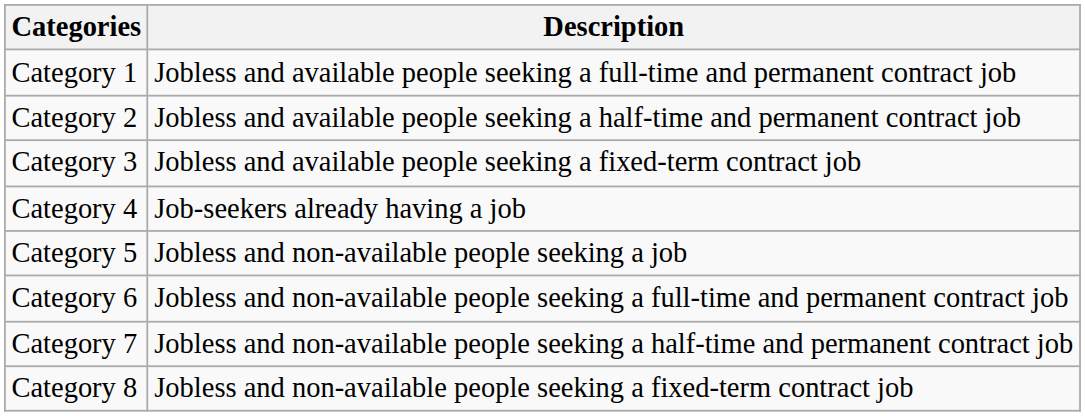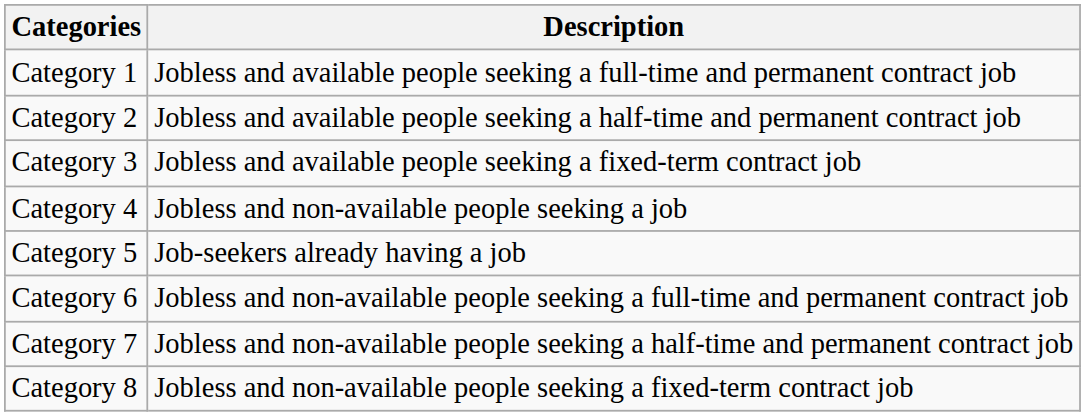(340, 207) Job-seekers already having a job -> (421, 207) Jobless and non-available people seeking a job
(421, 252) Jobless and non-available people seeking a job -> (340, 252) Job-seekers already having a job
